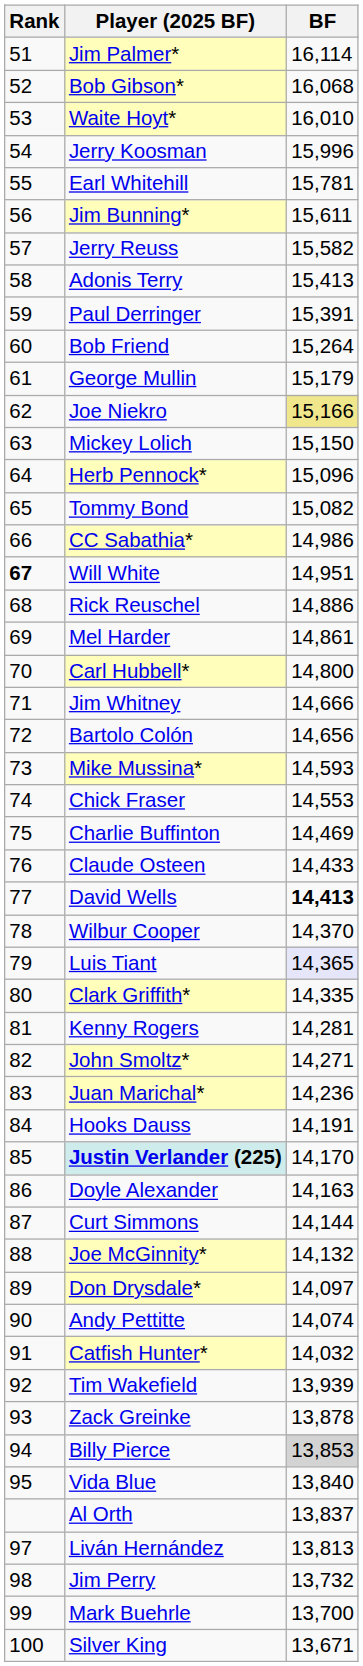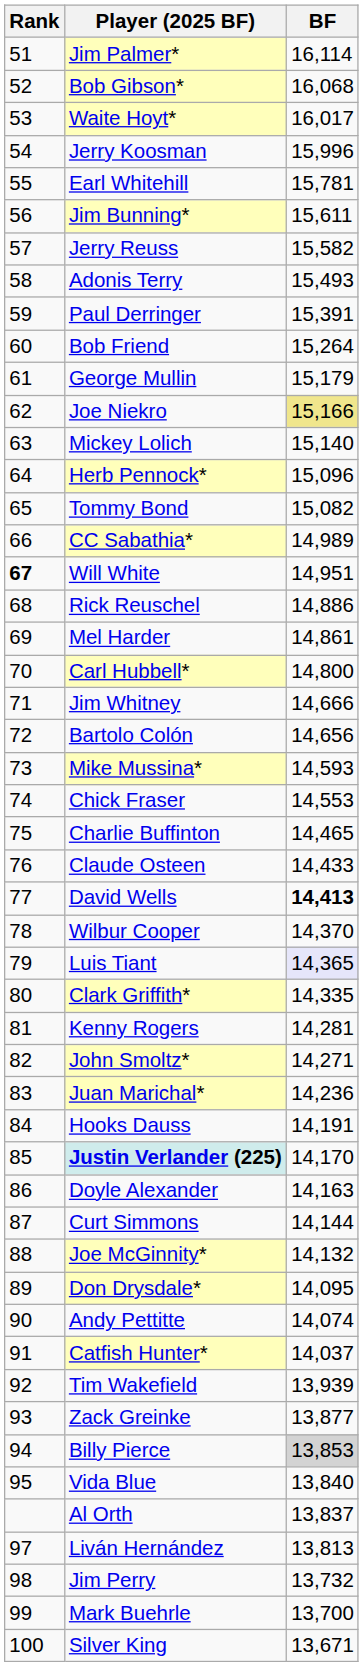(322, 118) 16,010 -> (322, 118) 16,017
(322, 281) 15,413 -> (322, 281) 15,493
(322, 443) 15,150 -> (322, 443) 15,140
(322, 540) 14,986 -> (322, 540) 14,989
(322, 833) 14,469 -> (322, 833) 14,465
(322, 1287) 14,097 -> (322, 1287) 14,095
(322, 1352) 14,032 -> (322, 1352) 14,037
(322, 1417) 13,878 -> (322, 1417) 13,877
